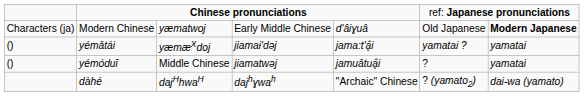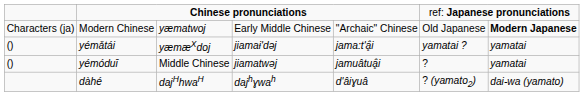(352, 28) d'âiɣuâ -> (377, 28) "Archaic" Chinese
(377, 81) "Archaic" Chinese -> (352, 81) d'âiɣuâ
